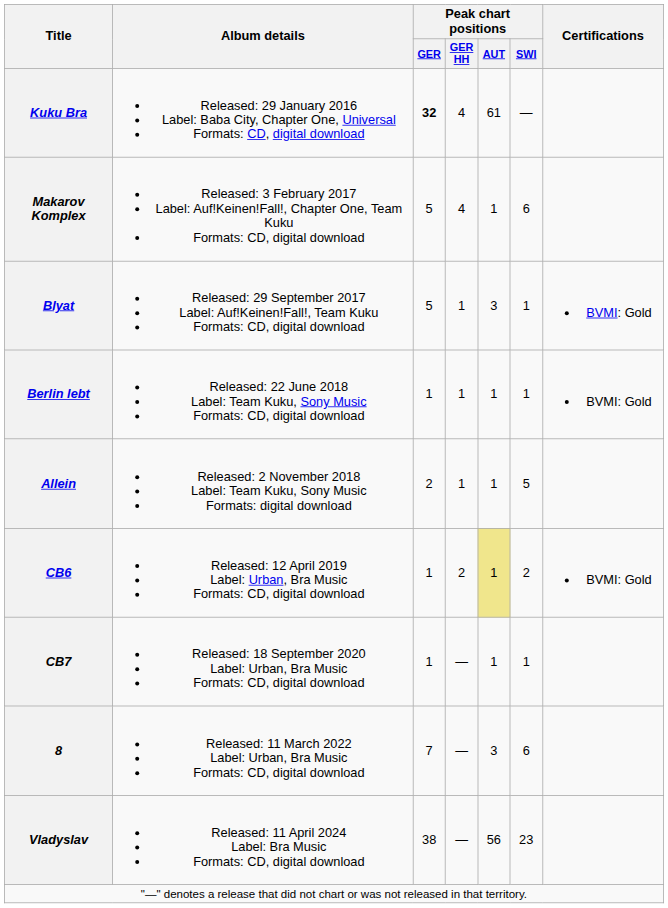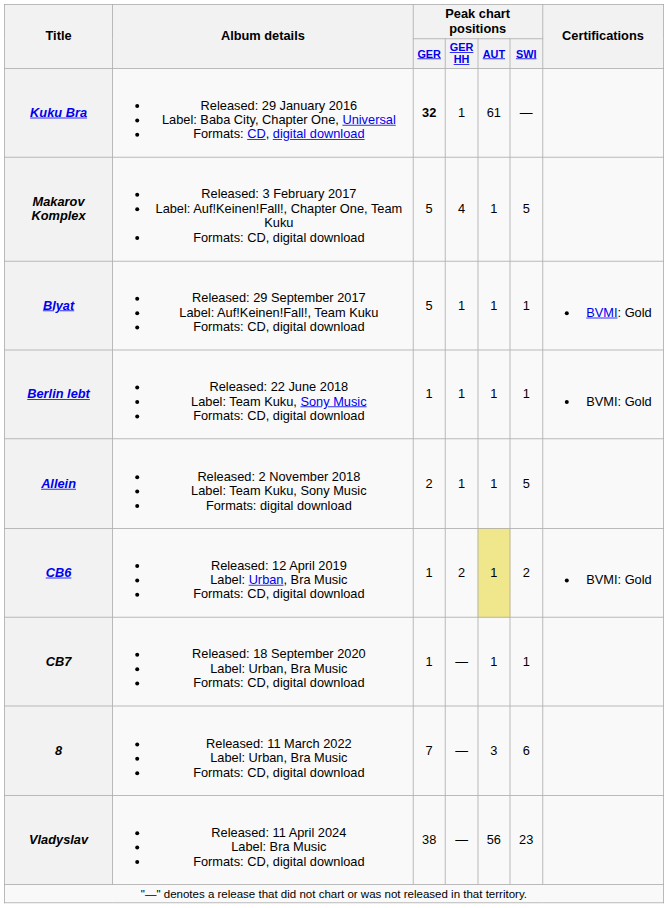(462, 112) 4 -> (462, 112) 1
(526, 209) 6 -> (526, 209) 5
(494, 305) 3 -> (494, 305) 1
